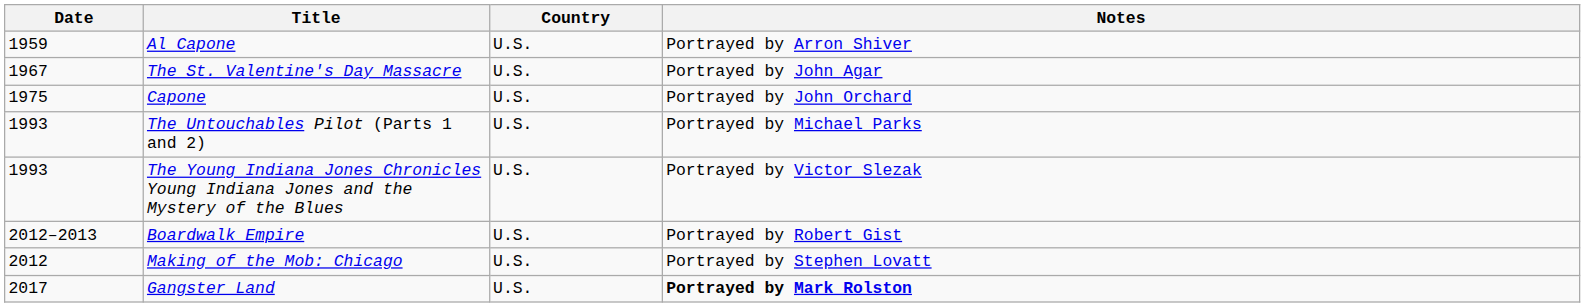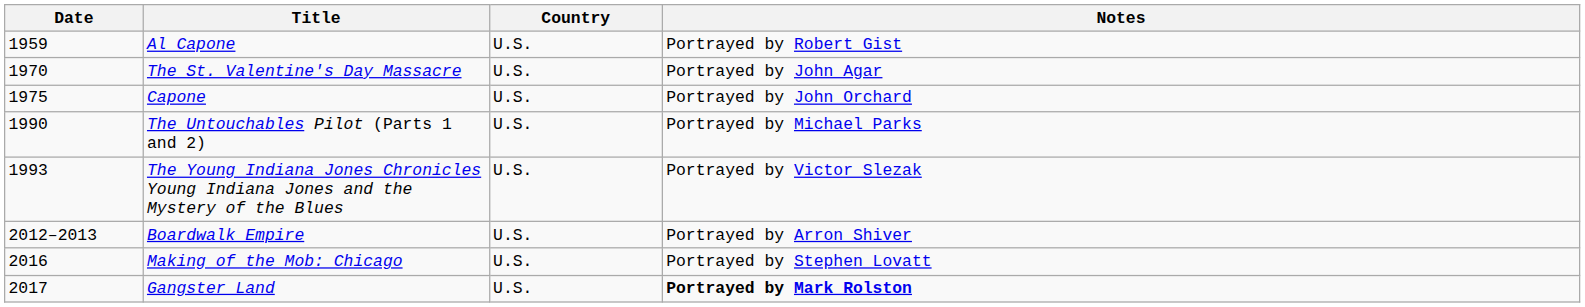(789, 45) Portrayed by Arron Shiver -> (784, 45) Portrayed by Robert Gist
(28, 71) 1967 -> (28, 71) 1970
(28, 125) 1993 -> (28, 125) 1990
(784, 235) Portrayed by Robert Gist -> (789, 235) Portrayed by Arron Shiver
(28, 262) 2012 -> (28, 262) 2016
